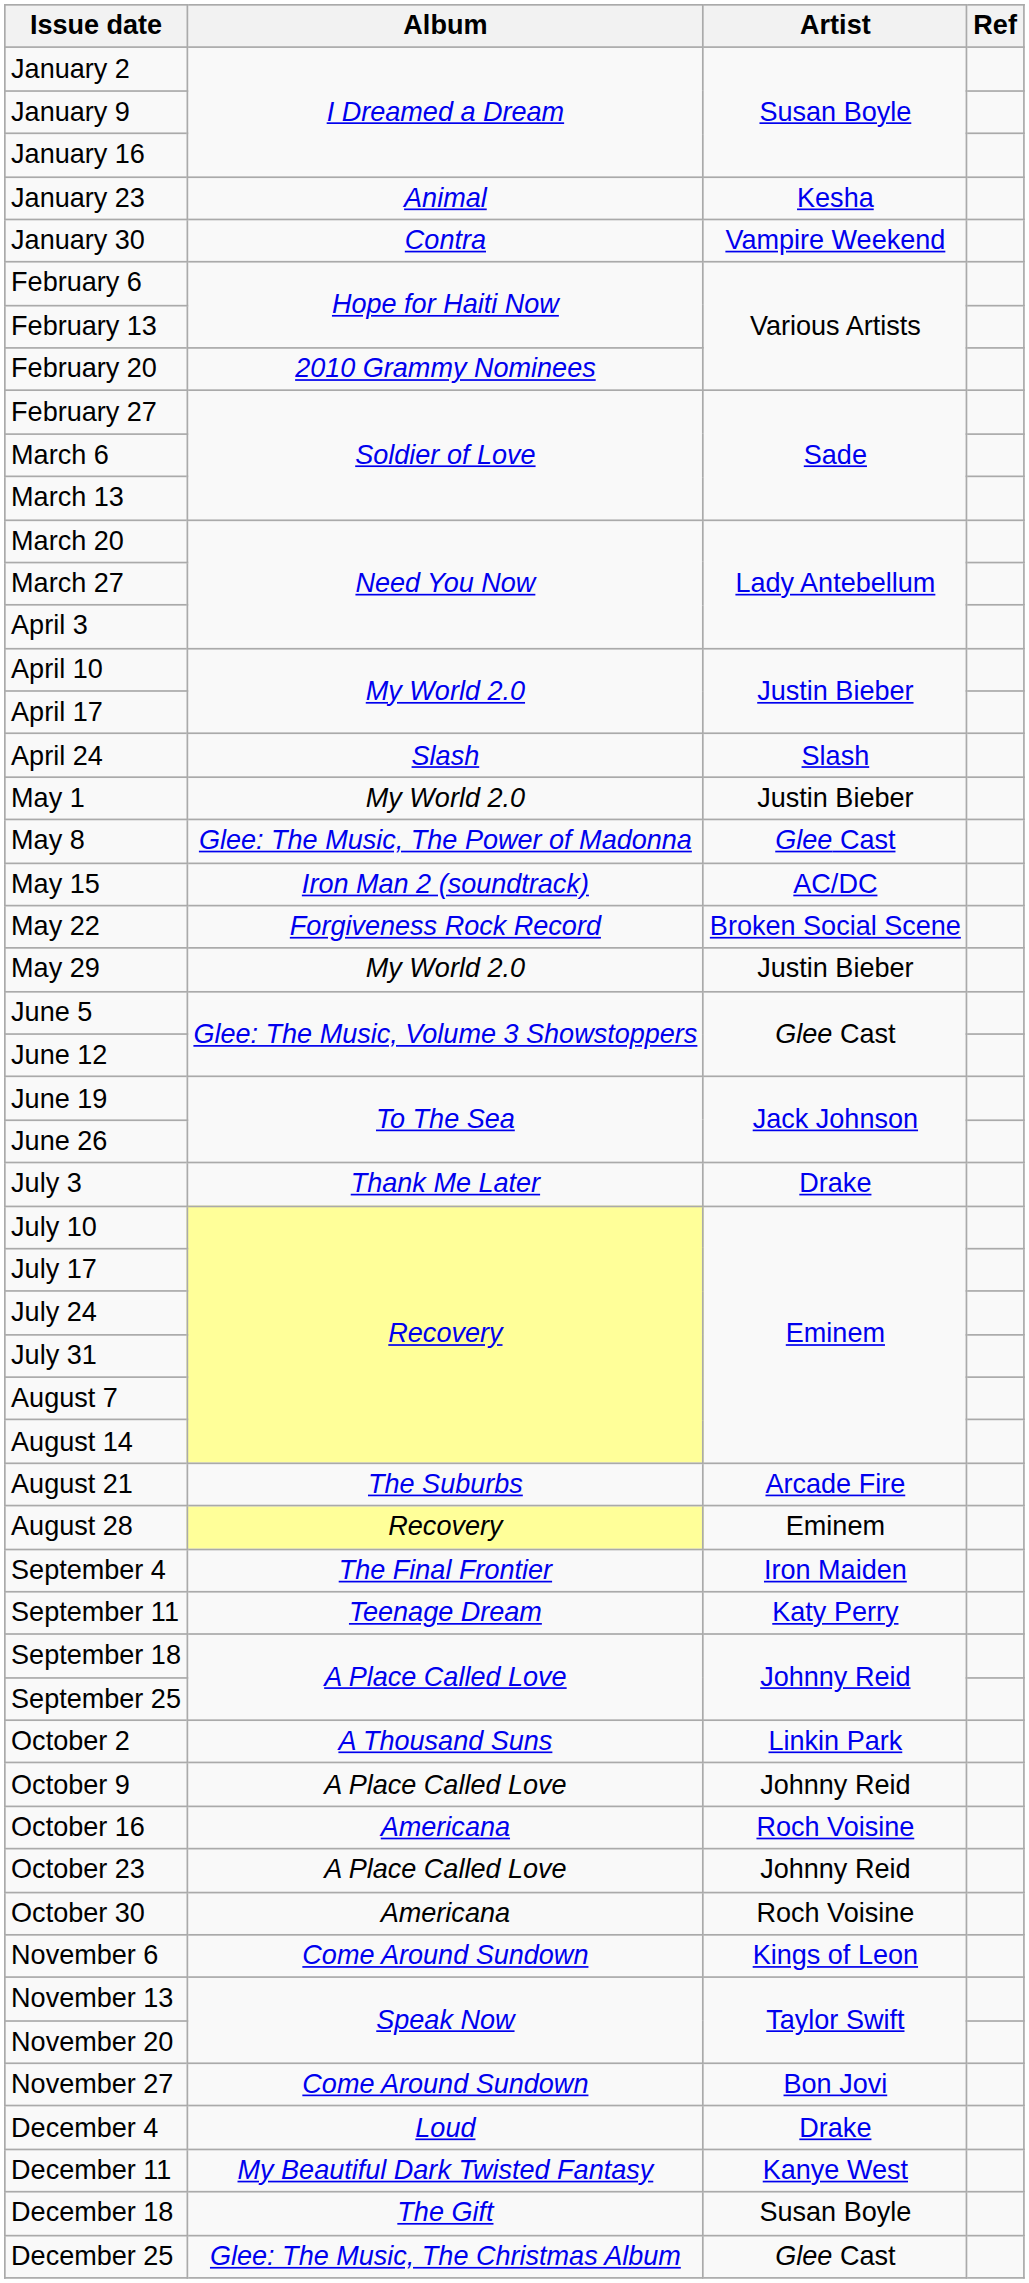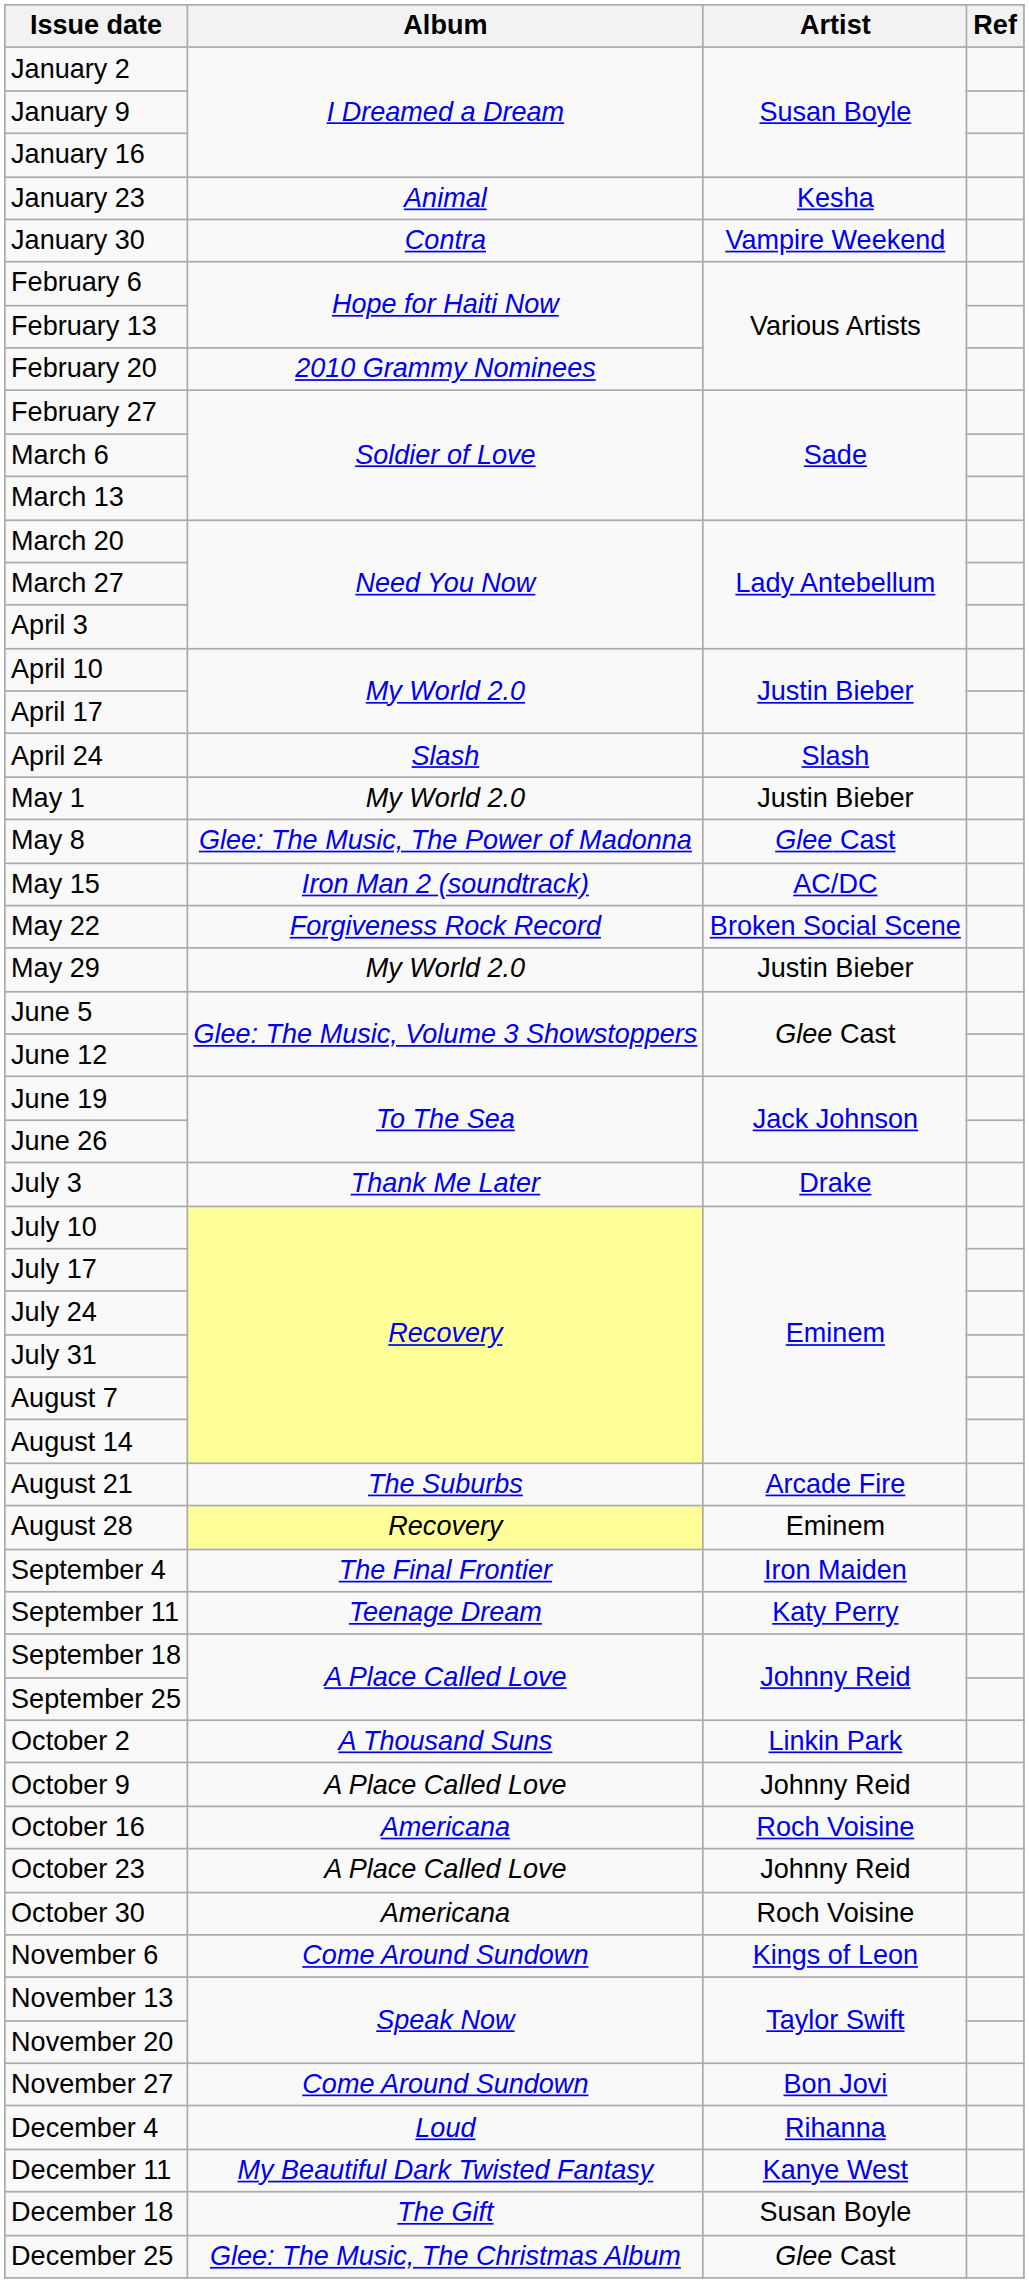(835, 2127) Drake -> (835, 2127) Rihanna
